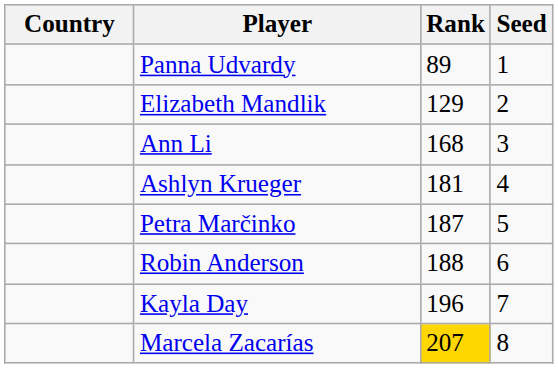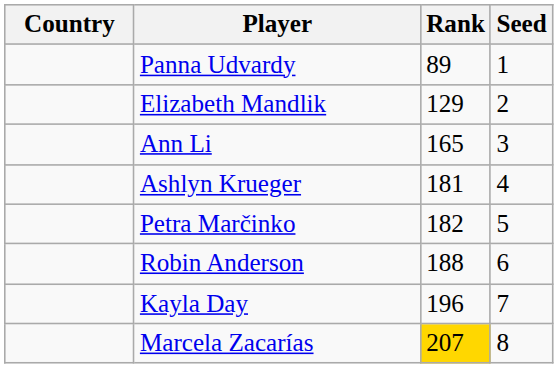(445, 143) 168 -> (445, 143) 165
(445, 223) 187 -> (445, 223) 182
